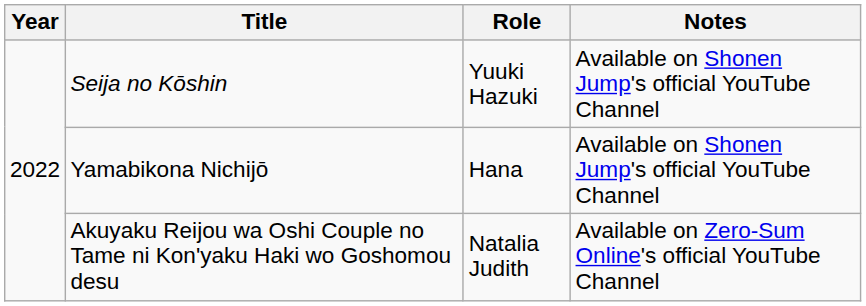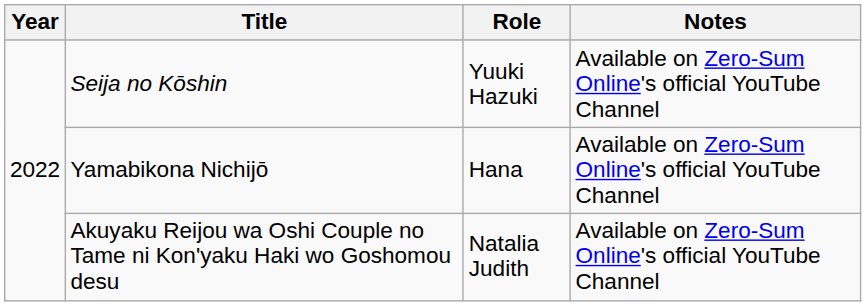(693, 83) Available on Shonen Jump's official YouTube Channel -> (698, 83) Available on Zero-Sum Online's official YouTube Channel
(693, 170) Available on Shonen Jump's official YouTube Channel -> (698, 170) Available on Zero-Sum Online's official YouTube Channel
